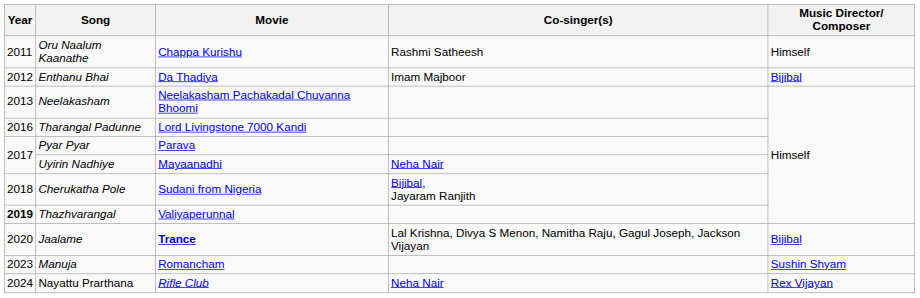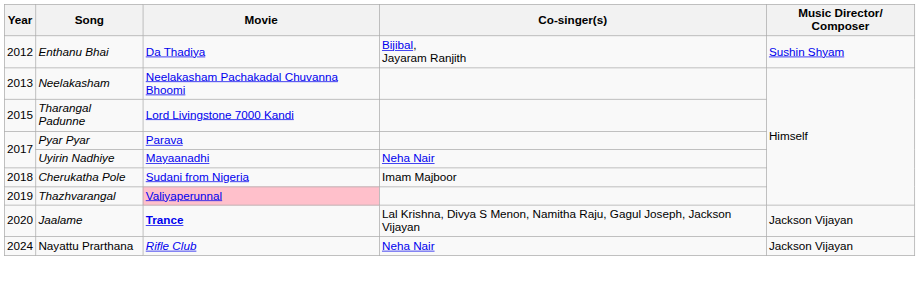- row: (70, 51)
(428, 77) Imam Majboor -> (424, 51) Bijibal, Jayaram Ranjith
(786, 77) Bijibal -> (807, 51) Sushin Shyam
(20, 127) 2016 -> (20, 115) 2015
(433, 189) Bijibal, Jayaram Ranjith -> (419, 177) Imam Majboor
(20, 214) bold -> (20, 195) normal
(196, 214) no background -> (184, 195) pink background
(786, 239) Bijibal -> (811, 221) Jackson Vijayan
- row: (58, 264)
(802, 283) Rex Vijayan -> (811, 246) Jackson Vijayan
